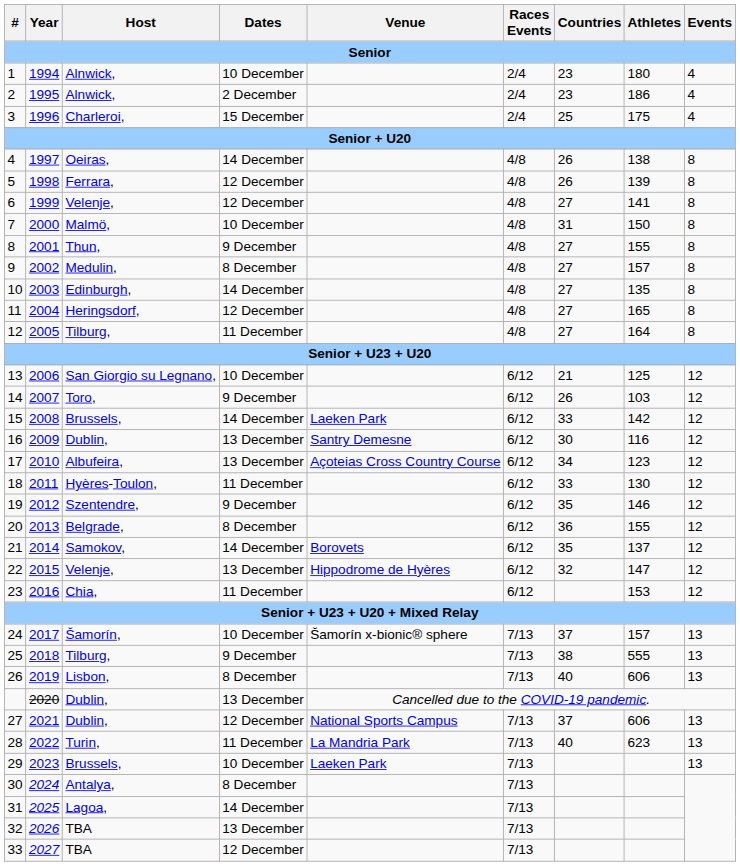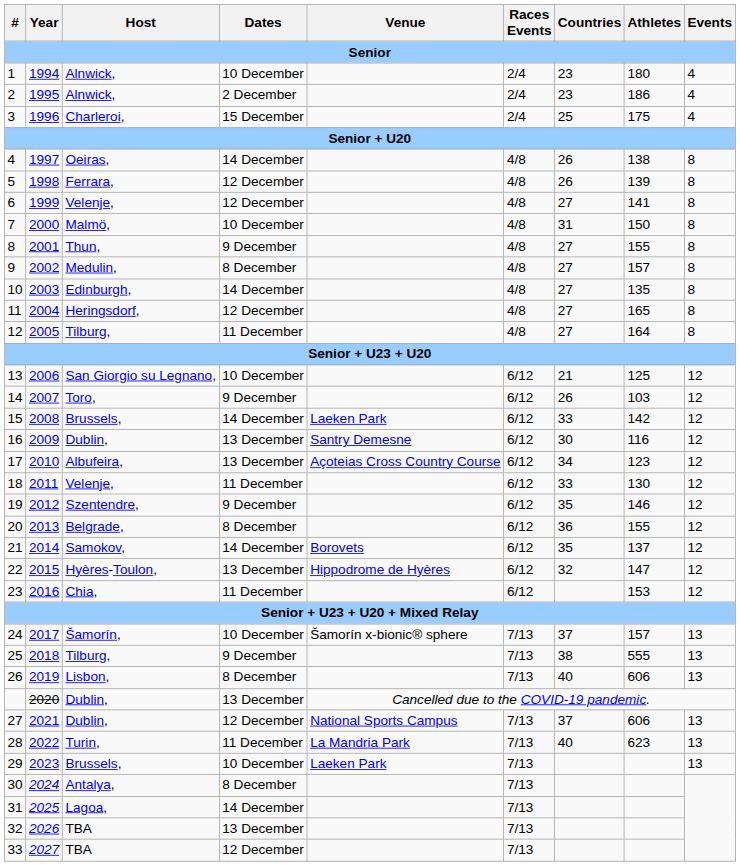(111, 483) Hyères-Toulon, -> (90, 483) Velenje,
(90, 569) Velenje, -> (111, 569) Hyères-Toulon,
